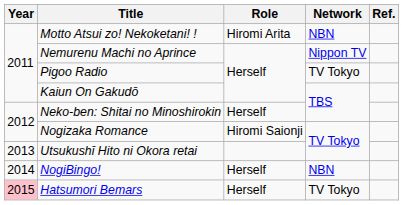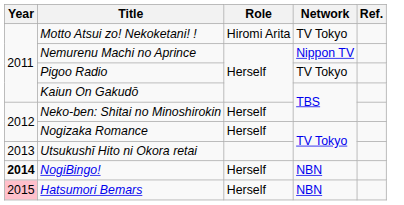(321, 33) NBN -> (322, 33) TV Tokyo
(265, 131) Hiromi Saionji -> (246, 131) Herself
(21, 170) normal -> (21, 170) bold
(334, 190) TV Tokyo -> (309, 190) NBN
